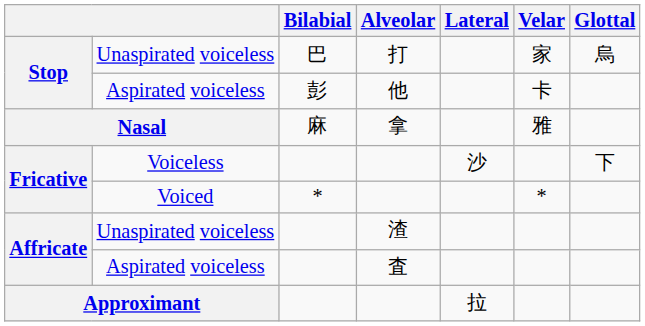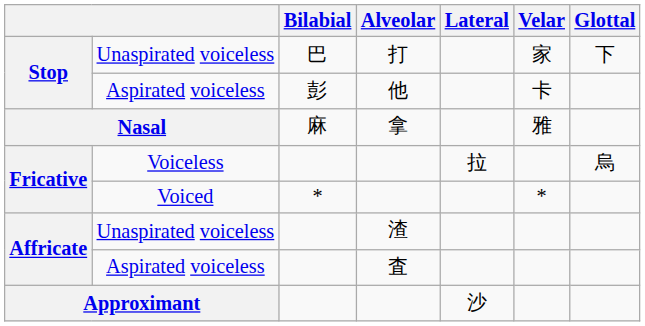(605, 54) 烏 -> (605, 54) 下
(477, 162) 沙 -> (477, 162) 拉
(605, 162) 下 -> (605, 162) 烏
(477, 302) 拉 -> (477, 302) 沙
